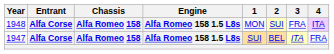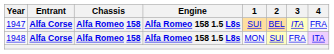rows swapped: (16, 38) <-> (16, 24)
